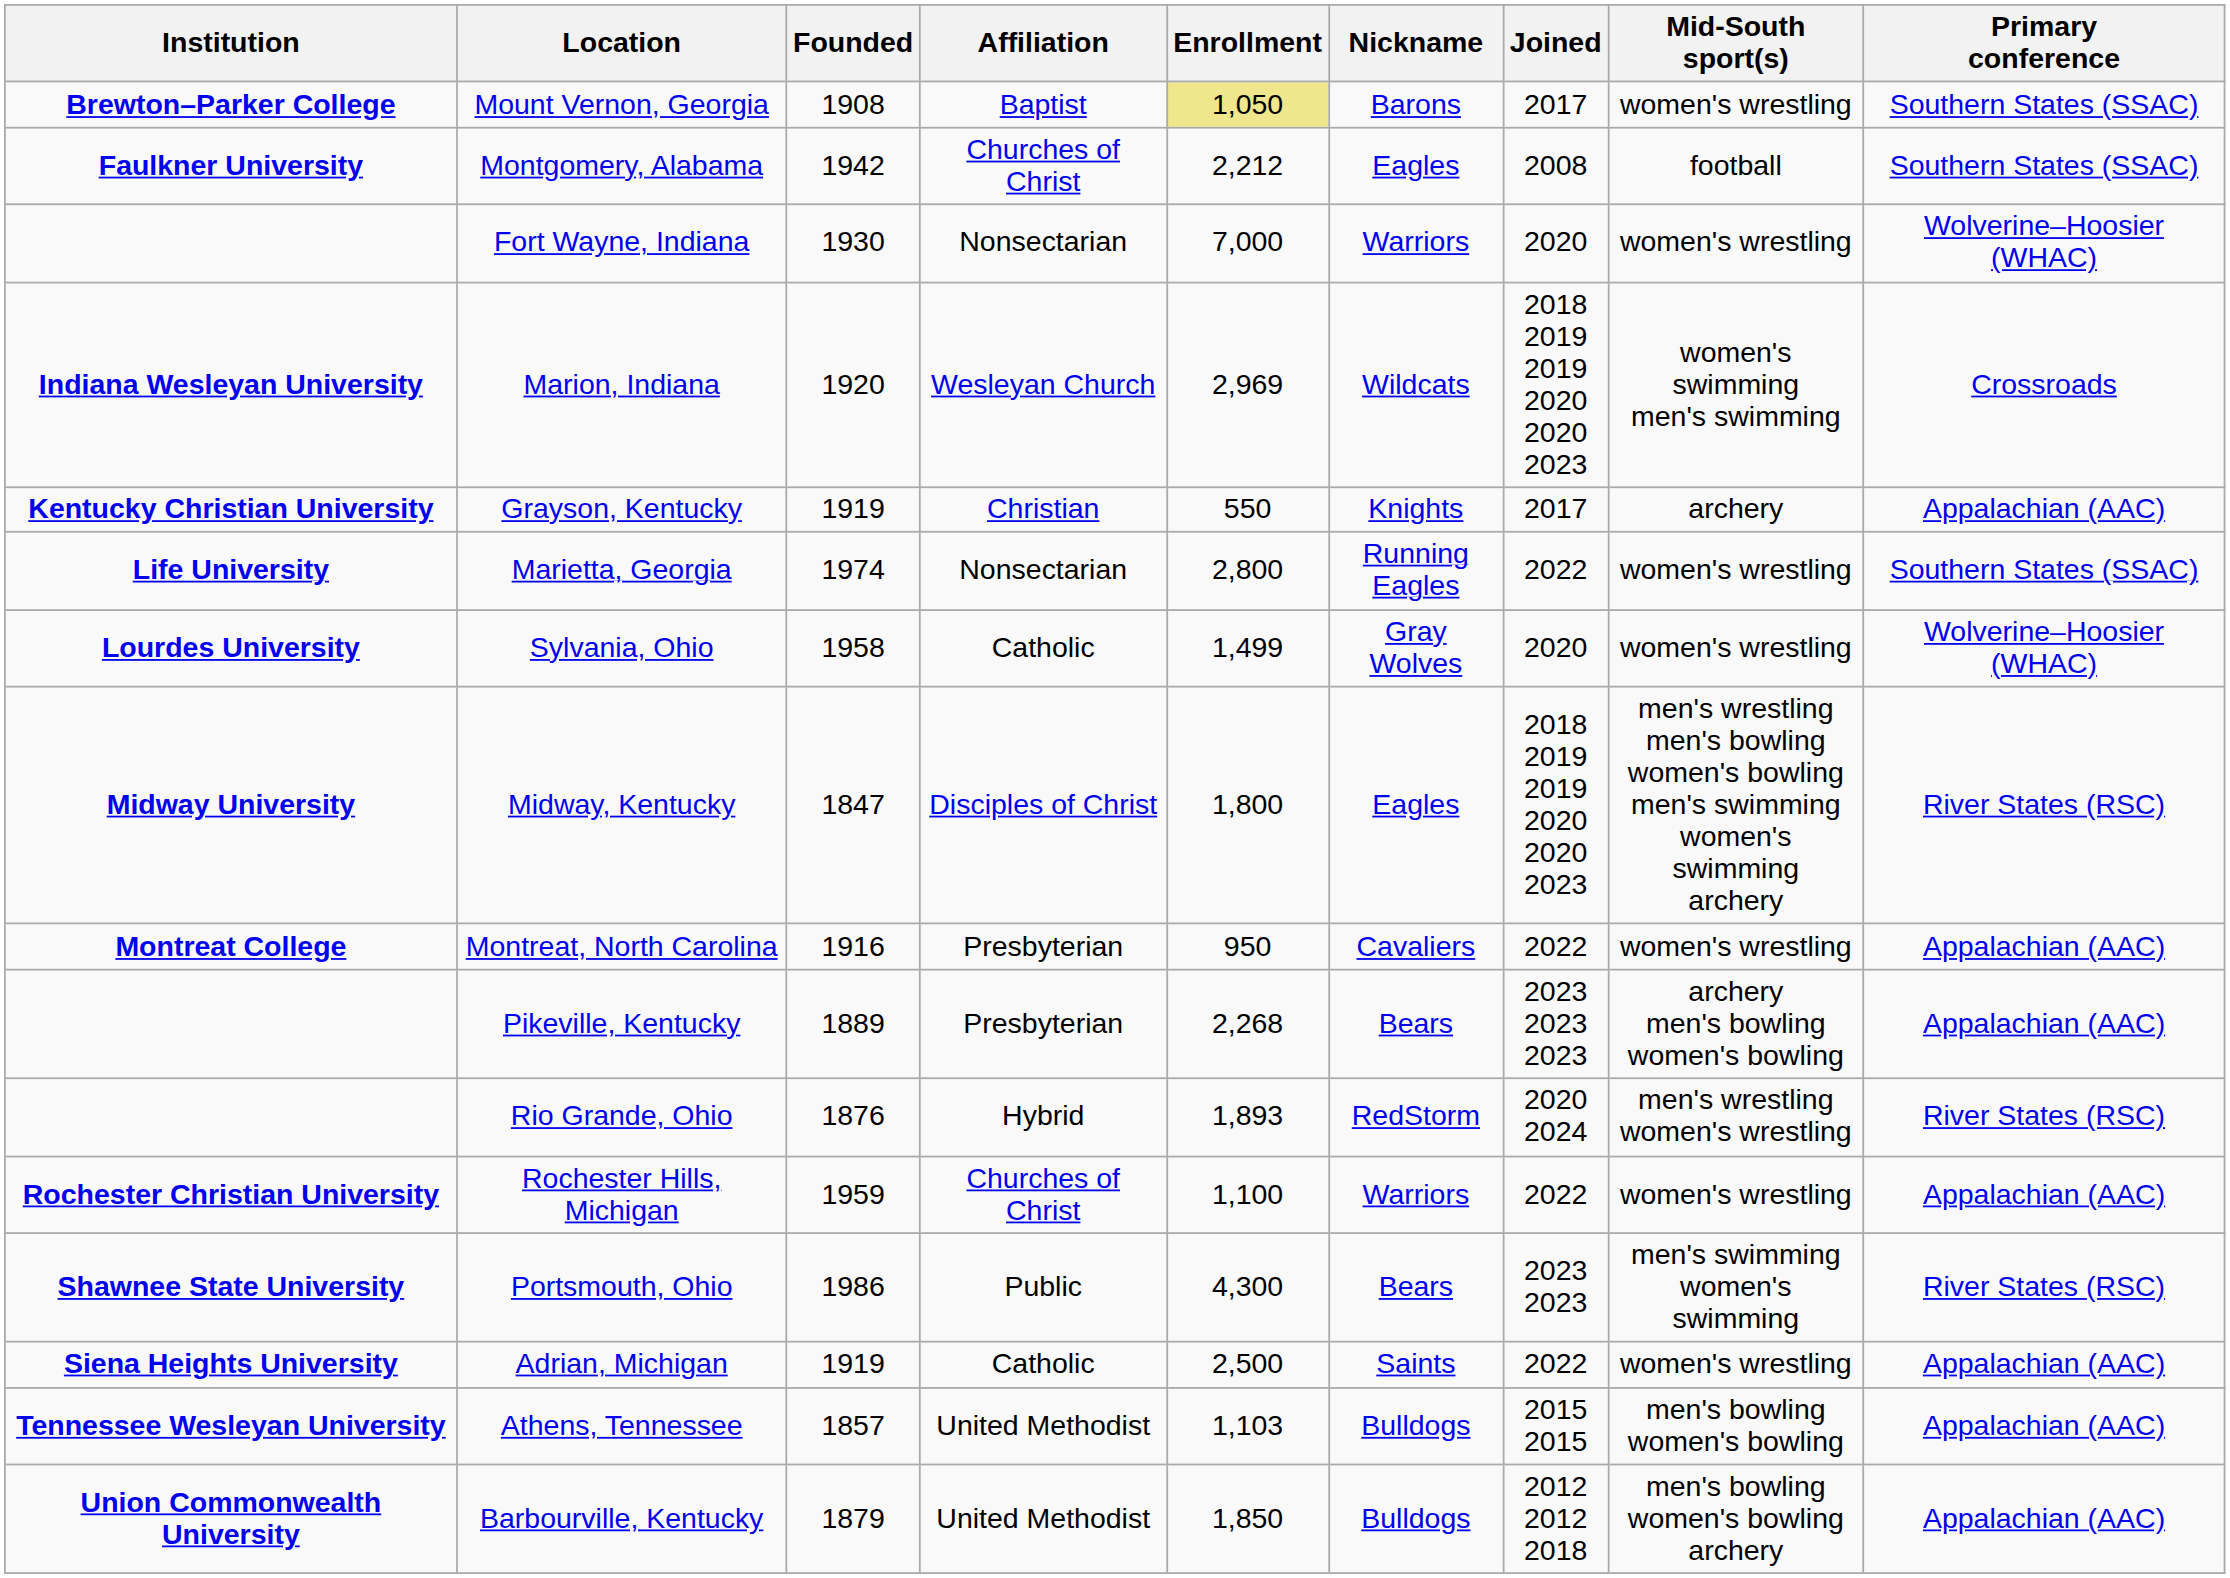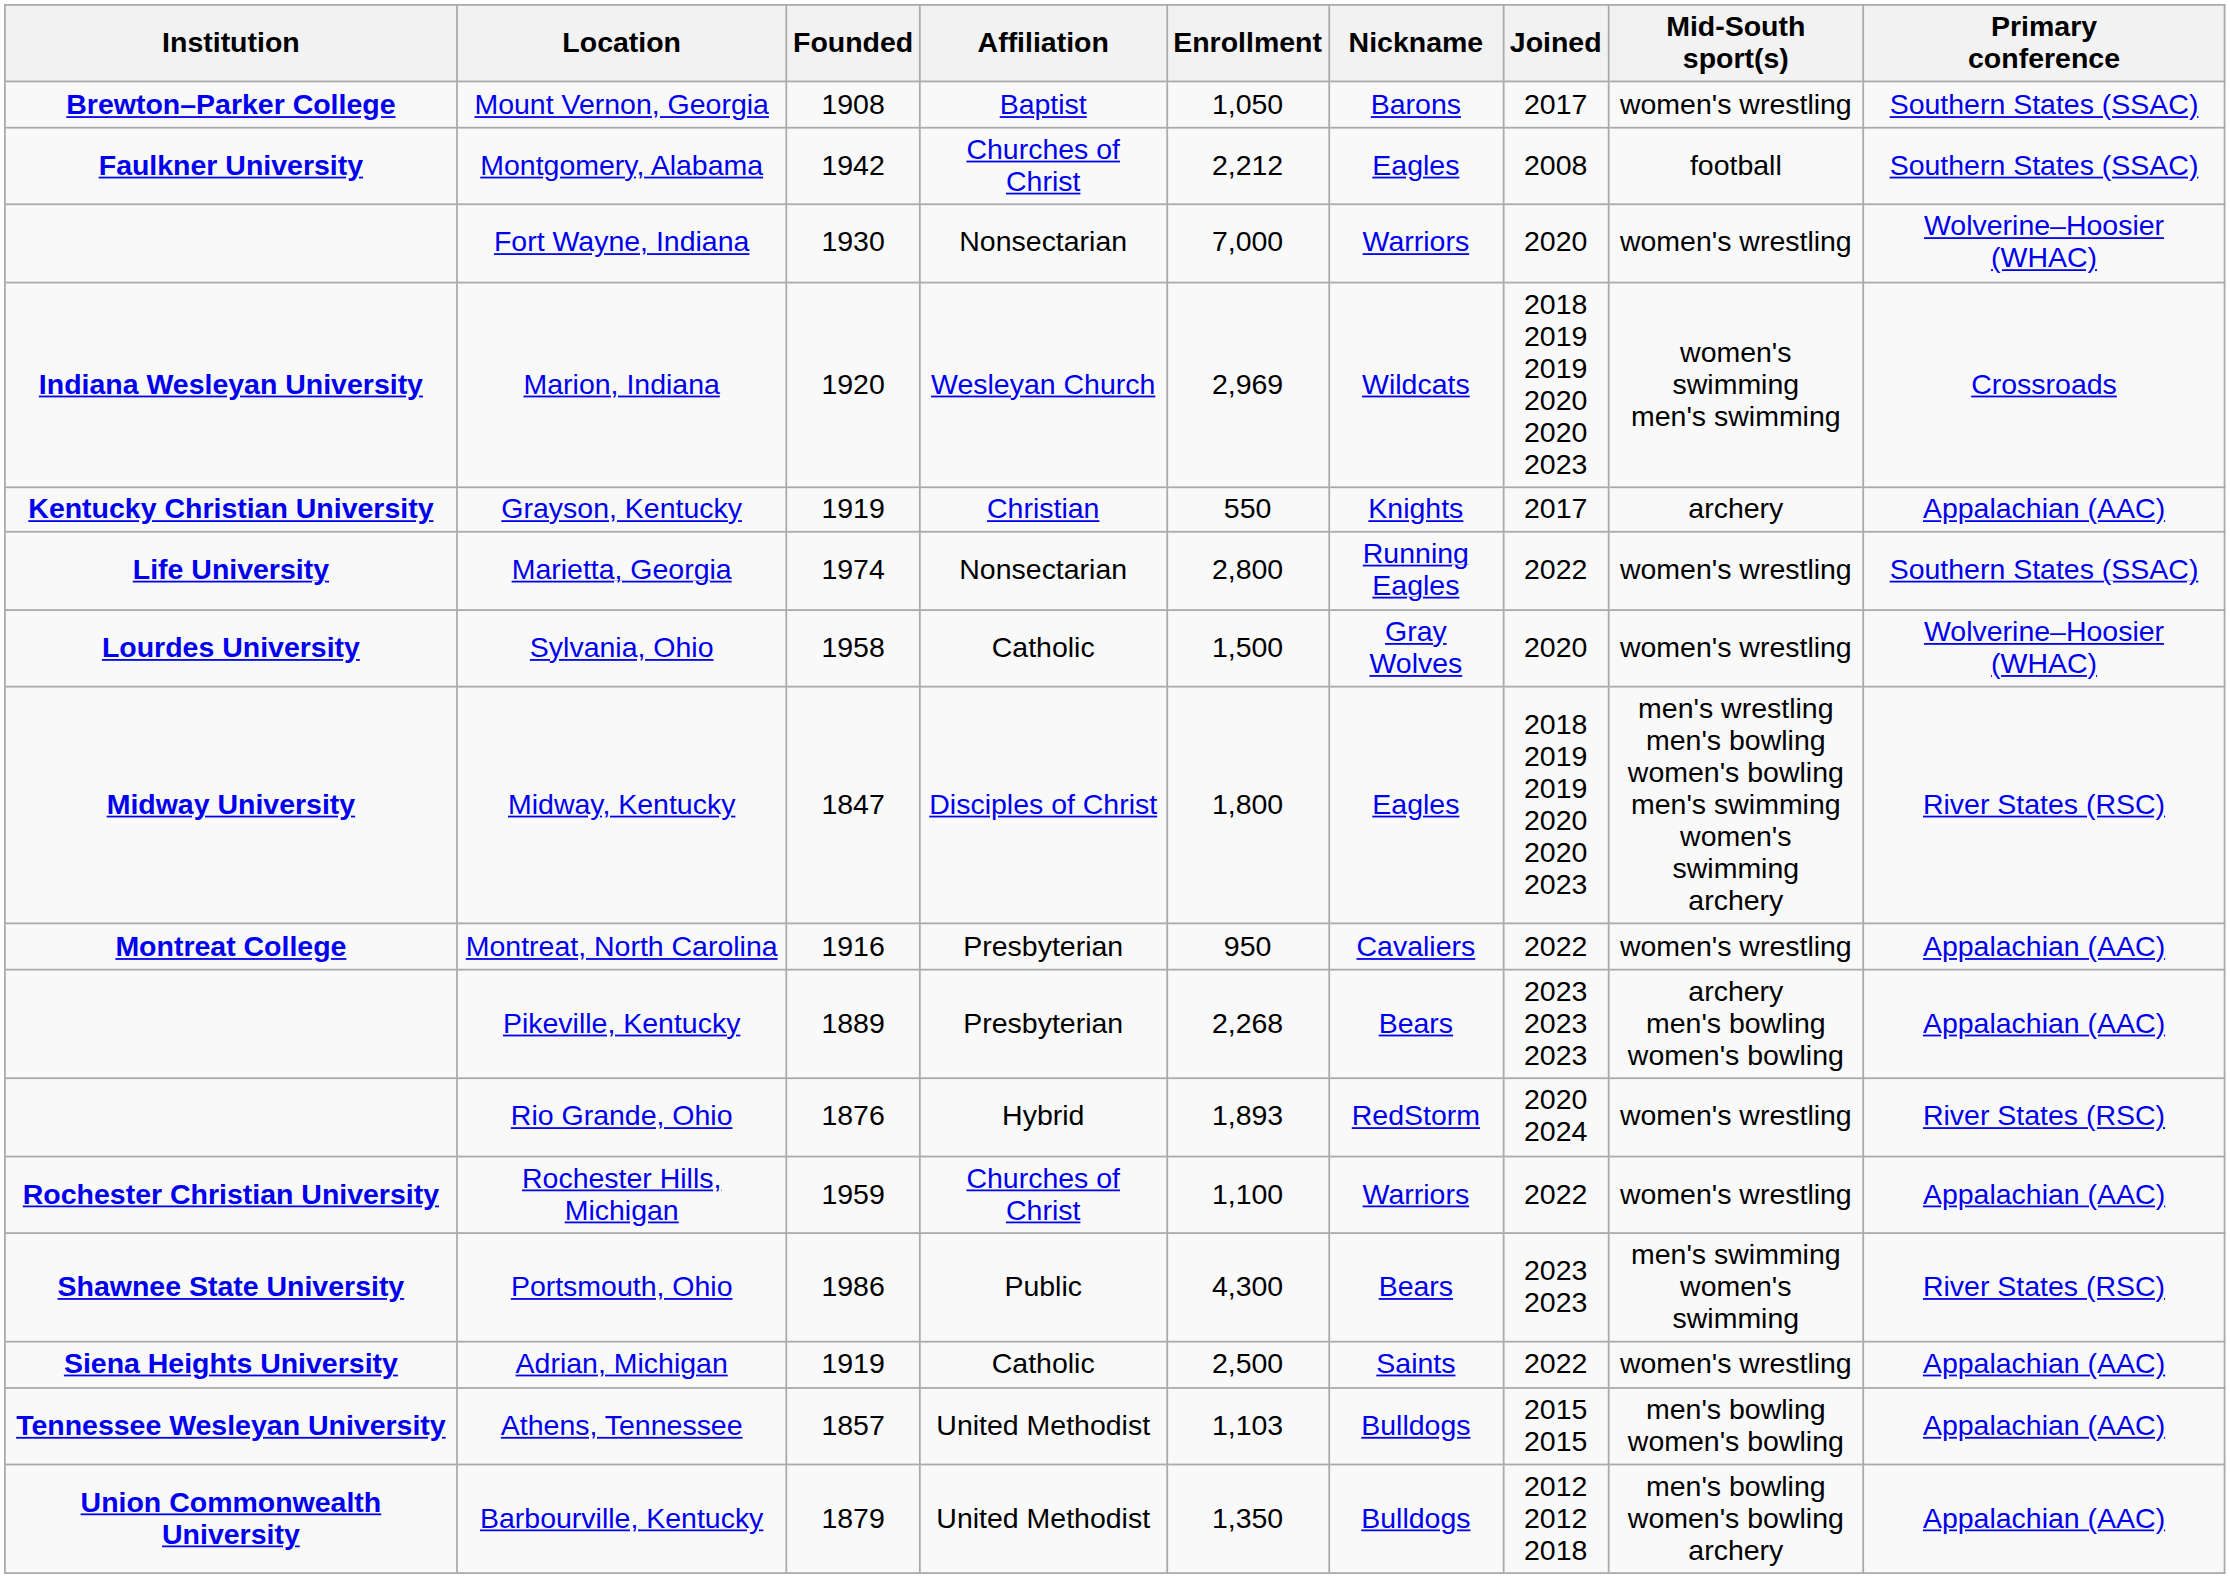(1248, 104) khaki background -> (1248, 104) no background
(1248, 647) 1,499 -> (1248, 647) 1,500
(1736, 1116) men's wrestling women's wrestling -> (1736, 1116) women's wrestling
(1248, 1518) 1,850 -> (1248, 1518) 1,350
